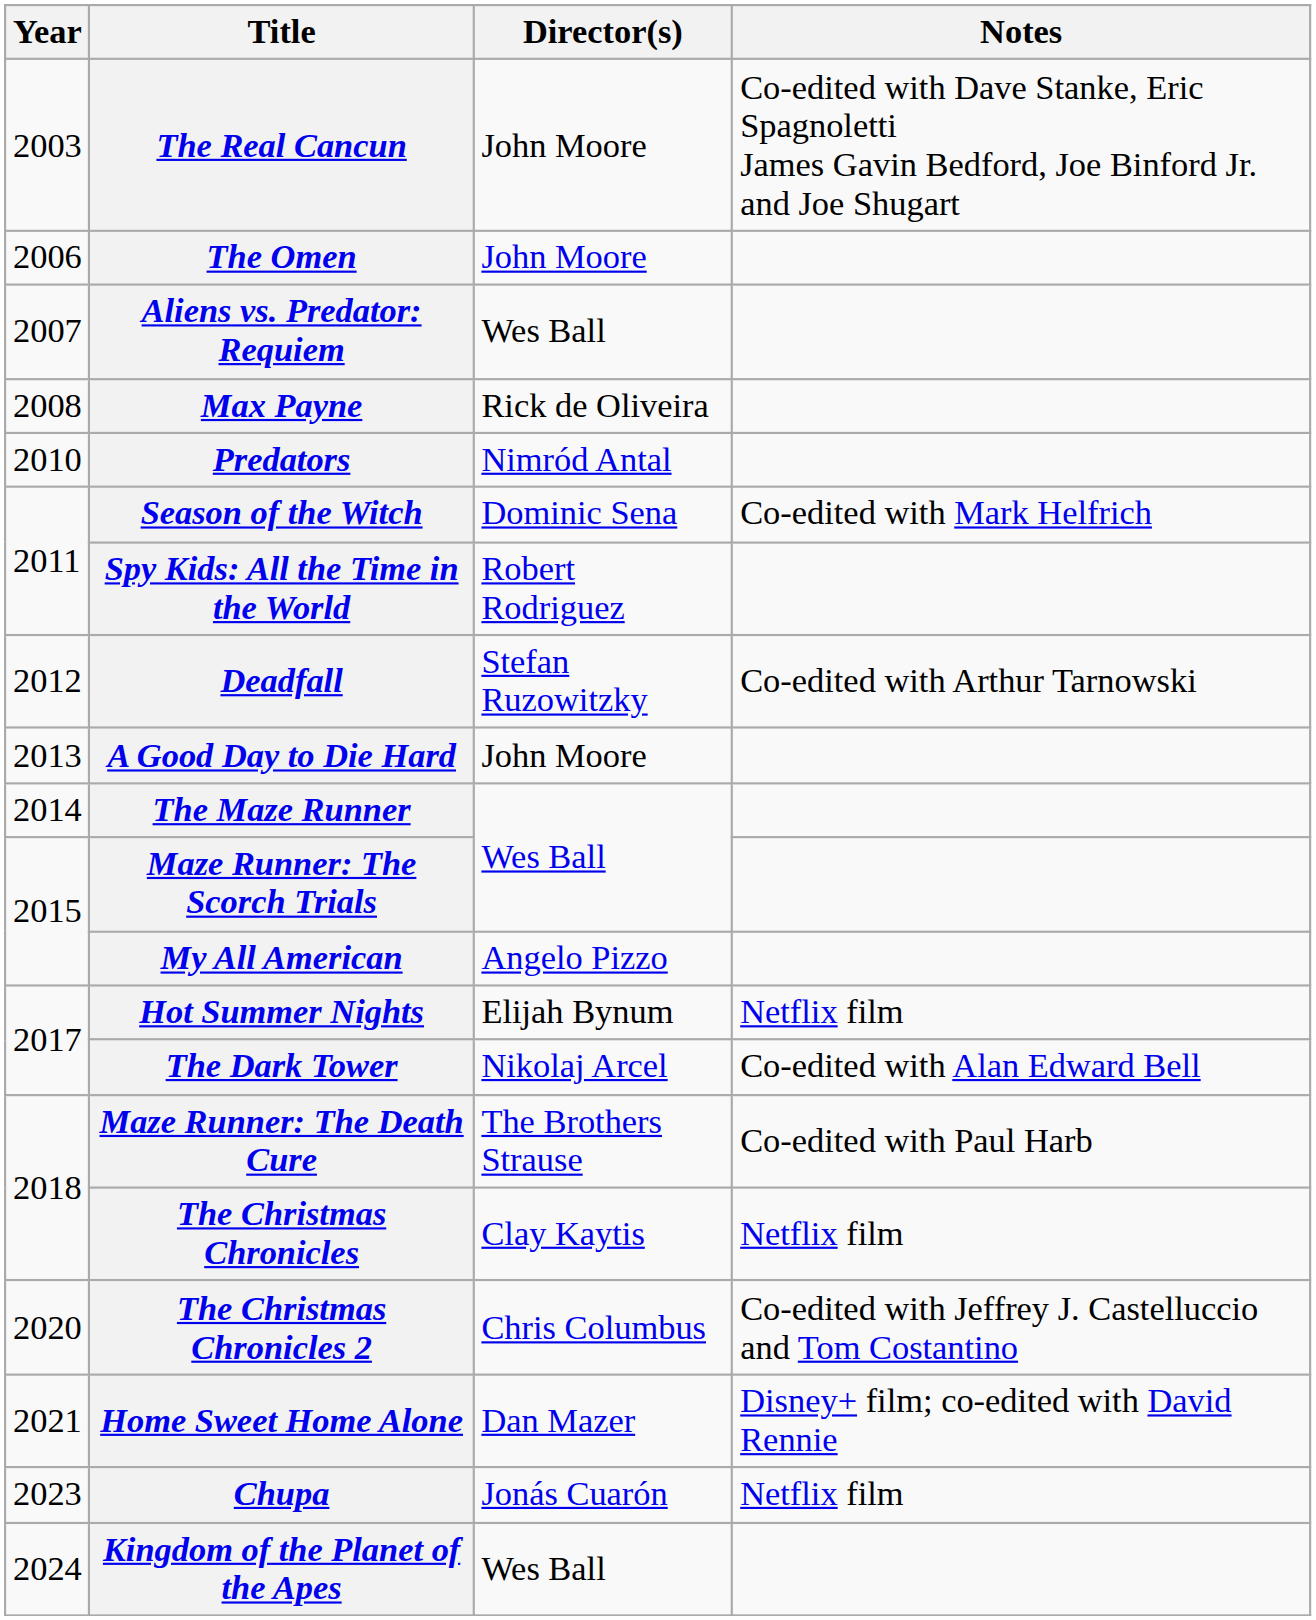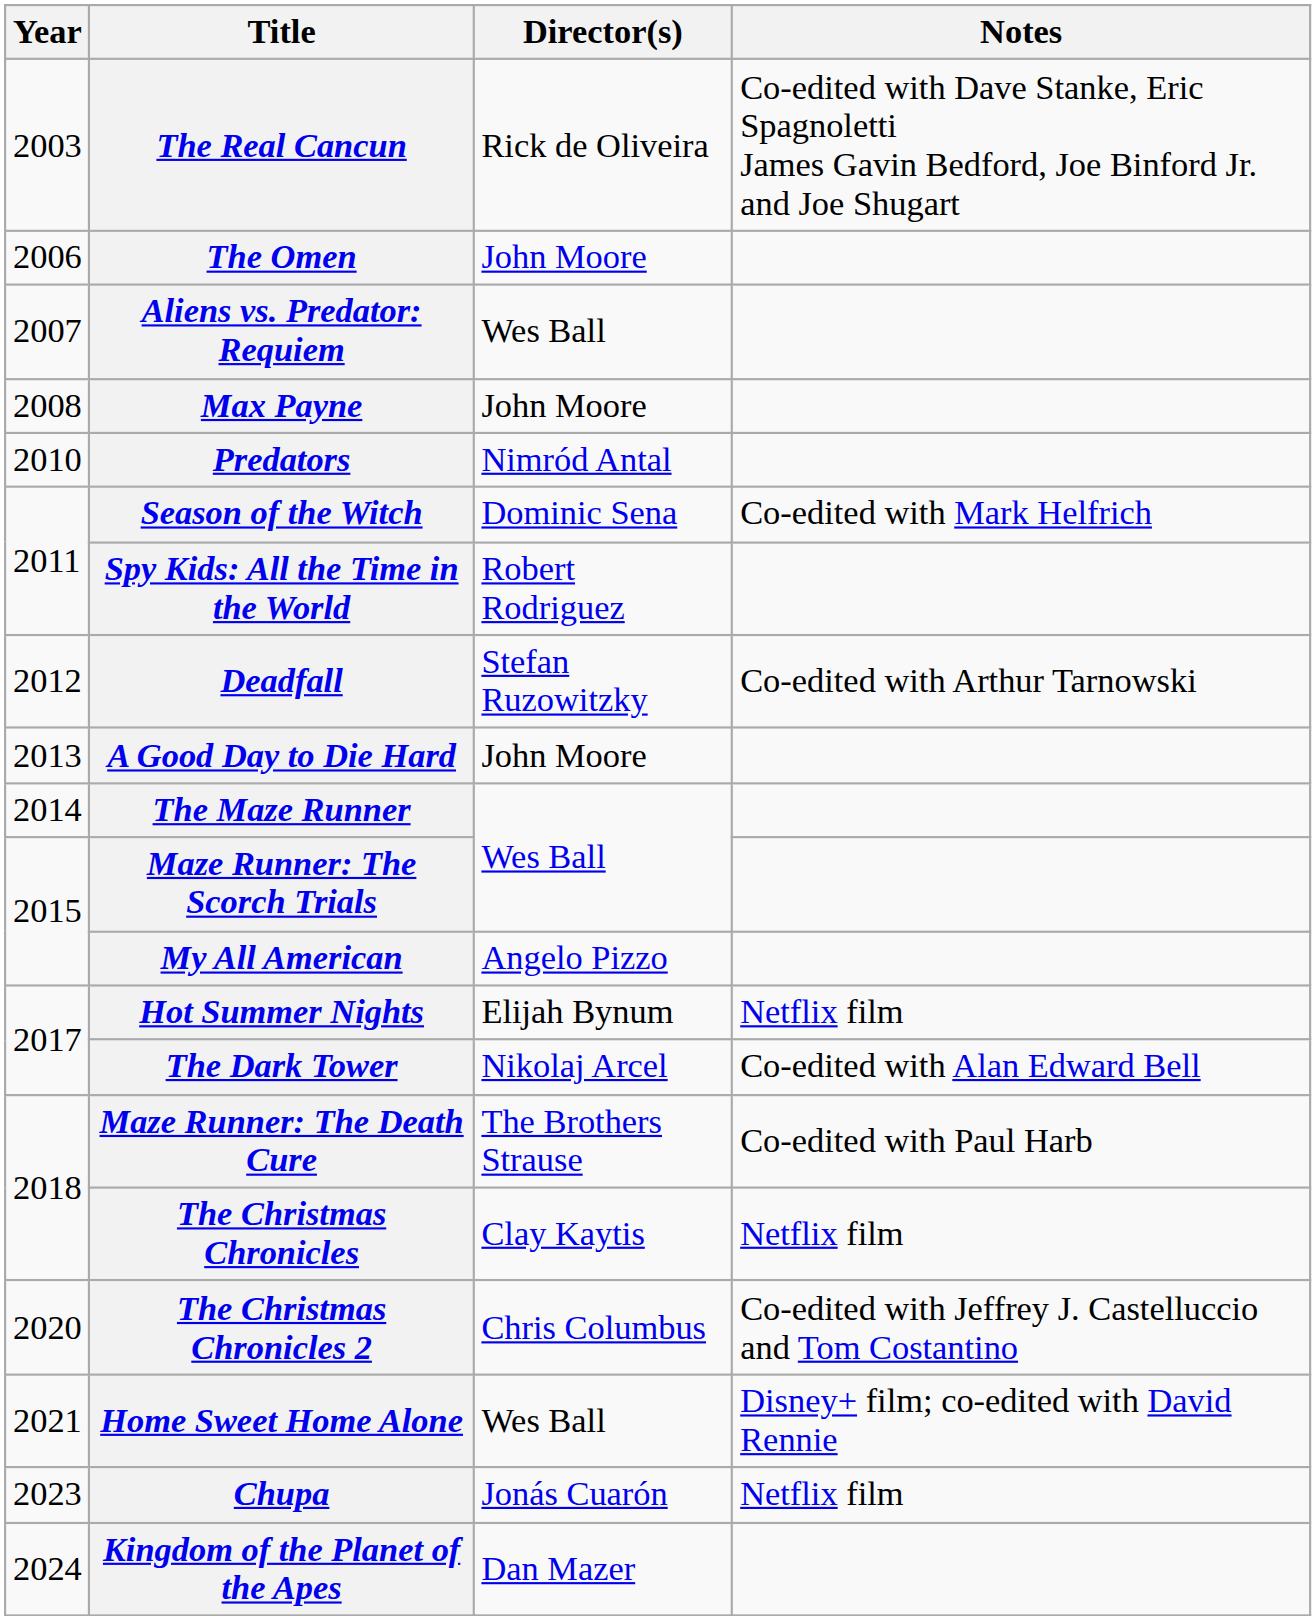(564, 144) John Moore -> (595, 144) Rick de Oliveira
(595, 404) Rick de Oliveira -> (564, 404) John Moore
(558, 1420) Dan Mazer -> (544, 1420) Wes Ball
(544, 1567) Wes Ball -> (558, 1567) Dan Mazer
